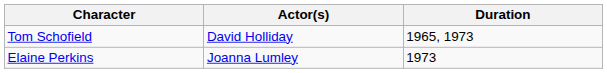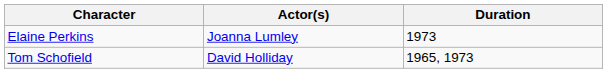rows swapped: (50, 36) <-> (50, 57)
